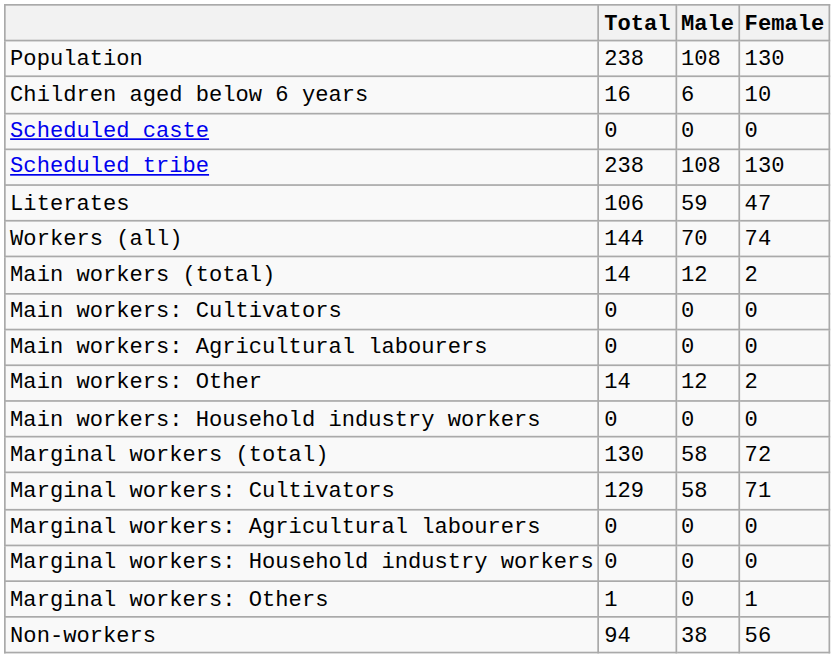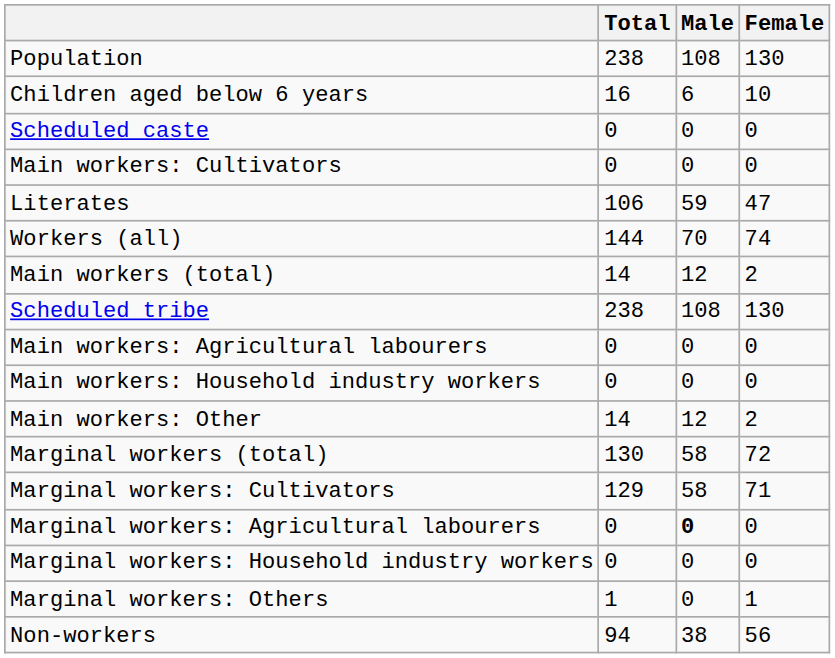rows swapped: (110, 167) <-> (176, 311)
rows swapped: (275, 419) <-> (136, 383)
(688, 527) normal -> (688, 527) bold
